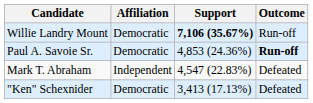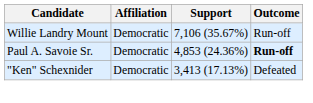(215, 32) bold -> (211, 32) normal
- row: (49, 70)
